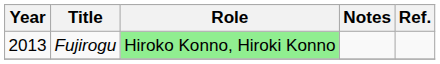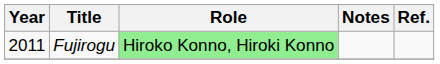(28, 45) 2013 -> (27, 45) 2011
